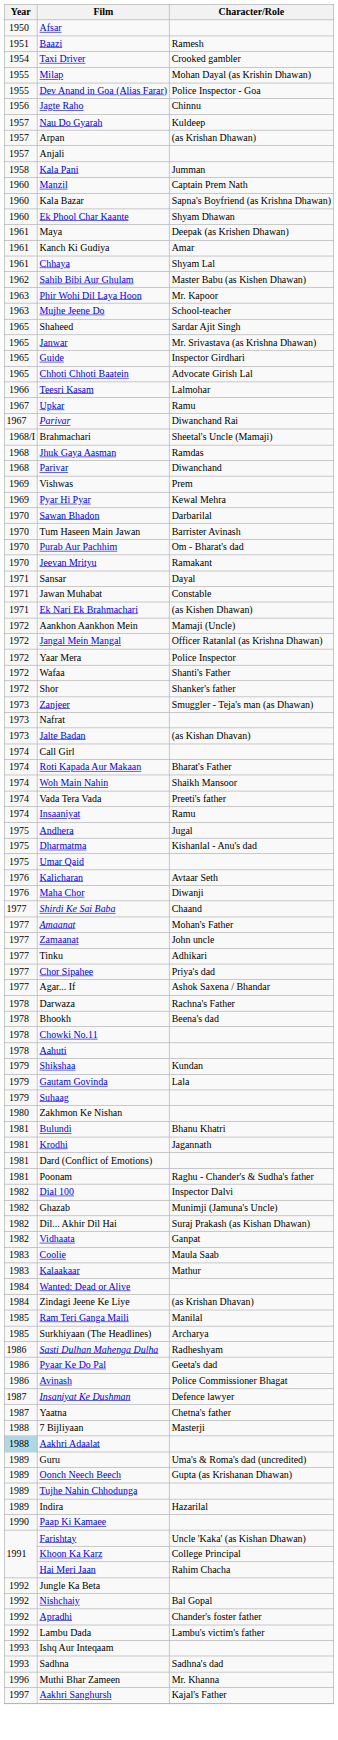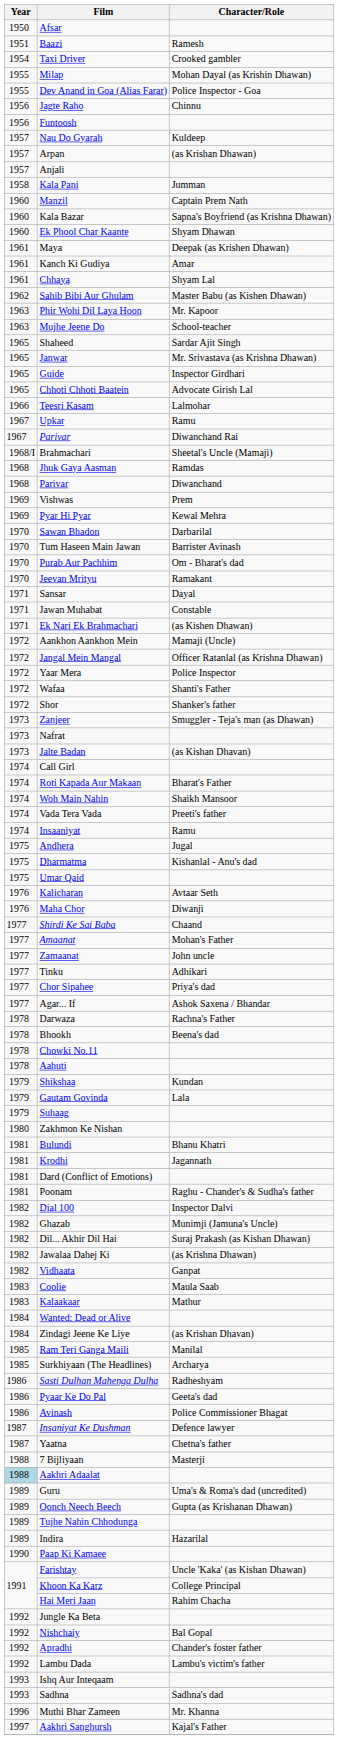+ row: (58, 122)
+ row: (75, 1255)
